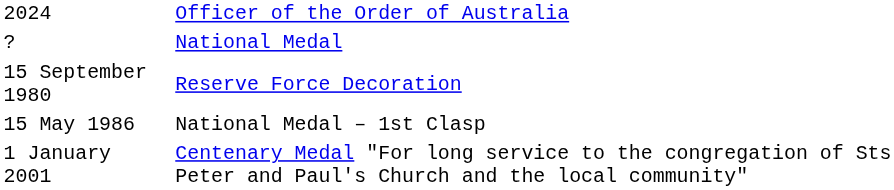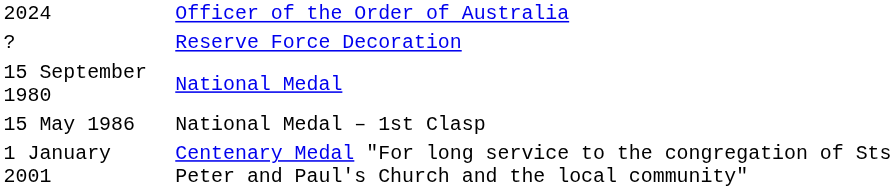(259, 43) National Medal -> (318, 43) Reserve Force Decoration
(318, 84) Reserve Force Decoration -> (259, 84) National Medal
